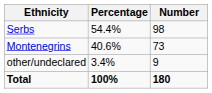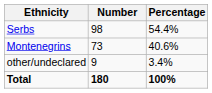columns swapped: (179, 12) <-> (119, 12)
